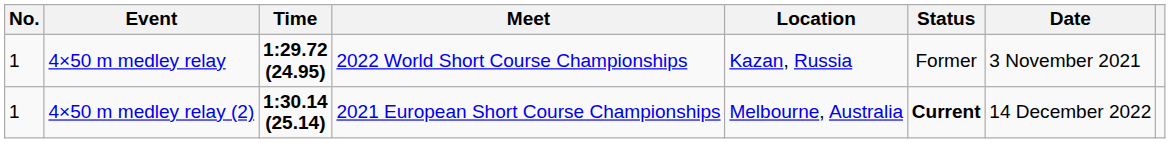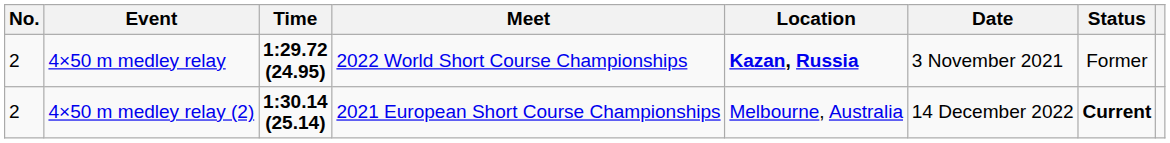columns swapped: (1070, 19) <-> (946, 19)
(14, 60) 1 -> (14, 60) 2
(791, 60) normal -> (794, 60) bold
(14, 112) 1 -> (14, 112) 2
